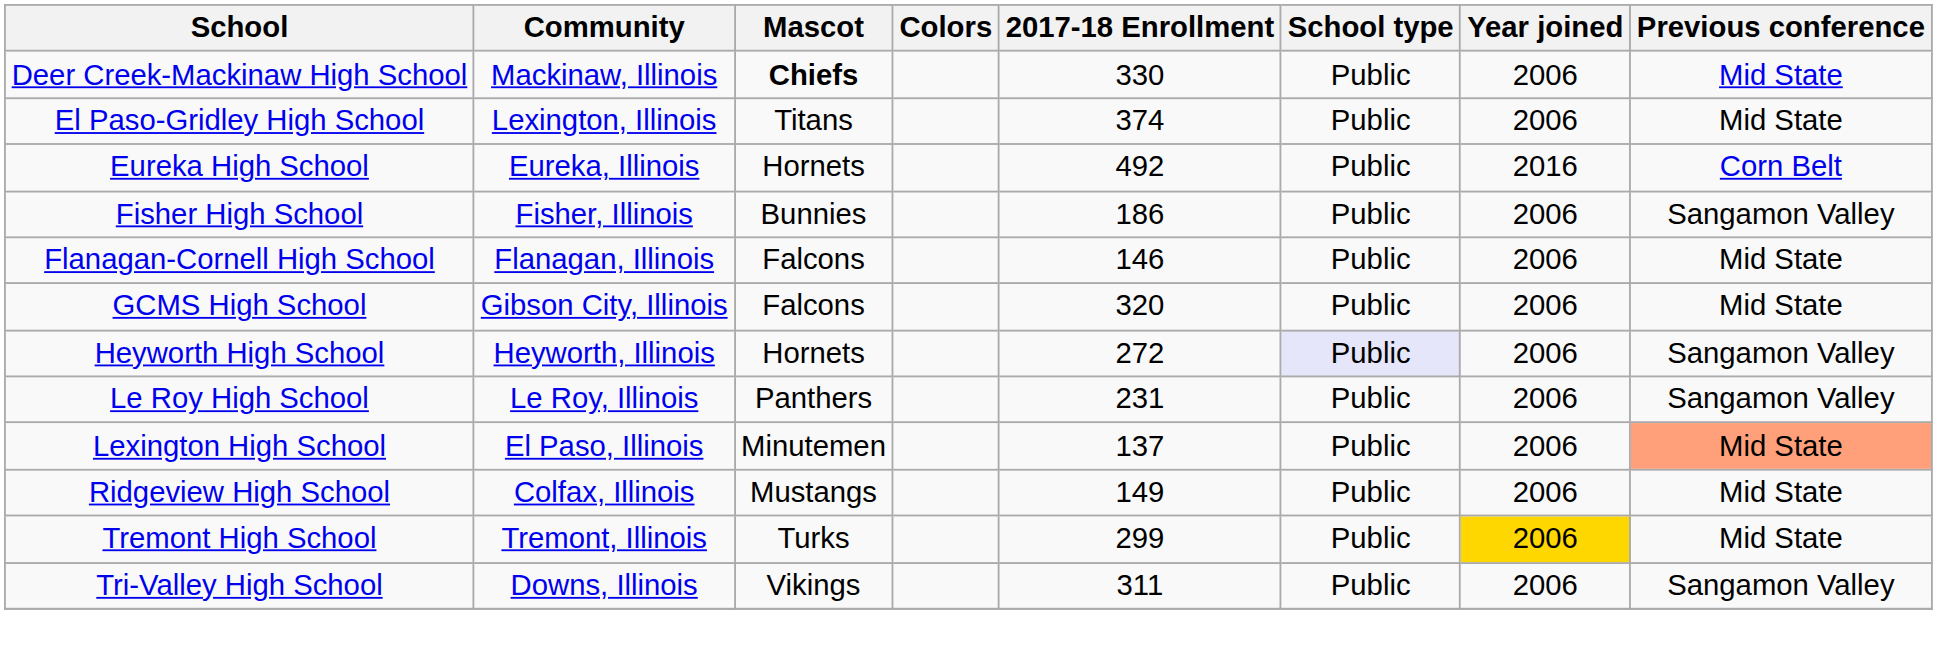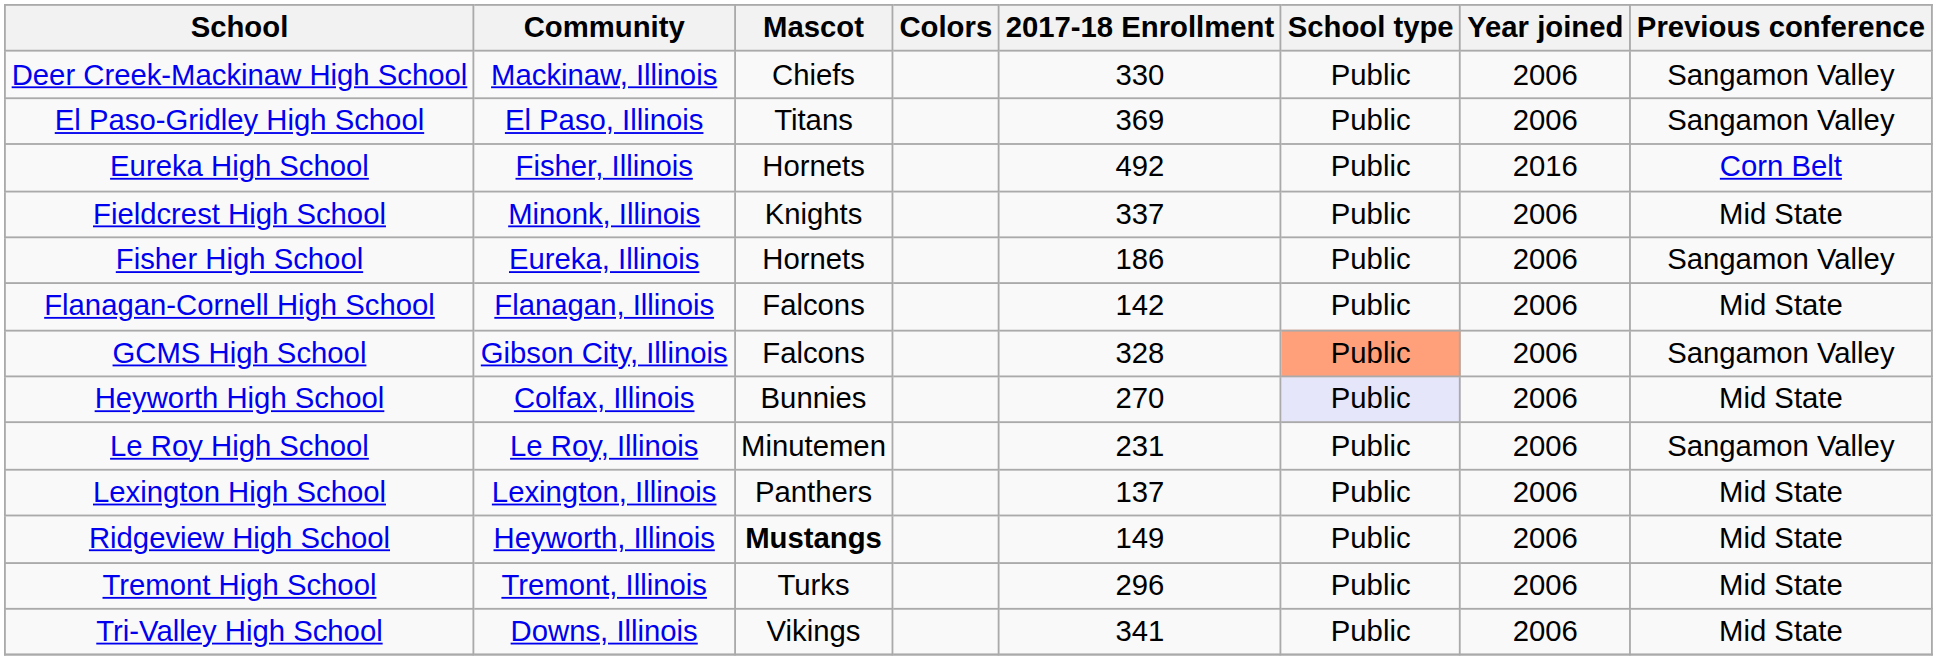(814, 74) bold -> (814, 74) normal
(1781, 74) Mid State -> (1781, 74) Sangamon Valley
(604, 120) Lexington, Illinois -> (604, 120) El Paso, Illinois
(1140, 120) 374 -> (1140, 120) 369
(1781, 120) Mid State -> (1781, 120) Sangamon Valley
(604, 167) Eureka, Illinois -> (604, 167) Fisher, Illinois
+ row: (239, 213)
(604, 213) Fisher, Illinois -> (604, 259) Eureka, Illinois
(814, 213) Bunnies -> (814, 259) Hornets
(1140, 259) 146 -> (1140, 306) 142
(1140, 306) 320 -> (1140, 352) 328
(1371, 306) no background -> (1371, 352) lightsalmon background
(1781, 306) Mid State -> (1781, 352) Sangamon Valley
(604, 352) Heyworth, Illinois -> (604, 399) Colfax, Illinois
(814, 352) Hornets -> (814, 399) Bunnies
(1140, 352) 272 -> (1140, 399) 270
(1781, 352) Sangamon Valley -> (1781, 399) Mid State
(814, 399) Panthers -> (814, 445) Minutemen
(604, 445) El Paso, Illinois -> (604, 492) Lexington, Illinois
(814, 445) Minutemen -> (814, 492) Panthers
(1781, 445) lightsalmon background -> (1781, 492) no background
(604, 492) Colfax, Illinois -> (604, 538) Heyworth, Illinois
(814, 492) normal -> (814, 538) bold
(1140, 538) 299 -> (1140, 584) 296
(1545, 538) gold background -> (1545, 584) no background
(1140, 584) 311 -> (1140, 631) 341
(1781, 584) Sangamon Valley -> (1781, 631) Mid State
